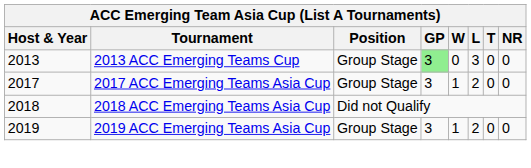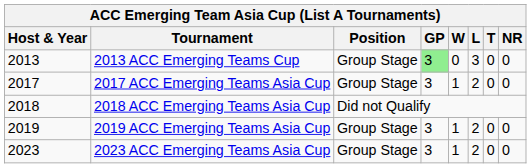+ row: (212, 151)
